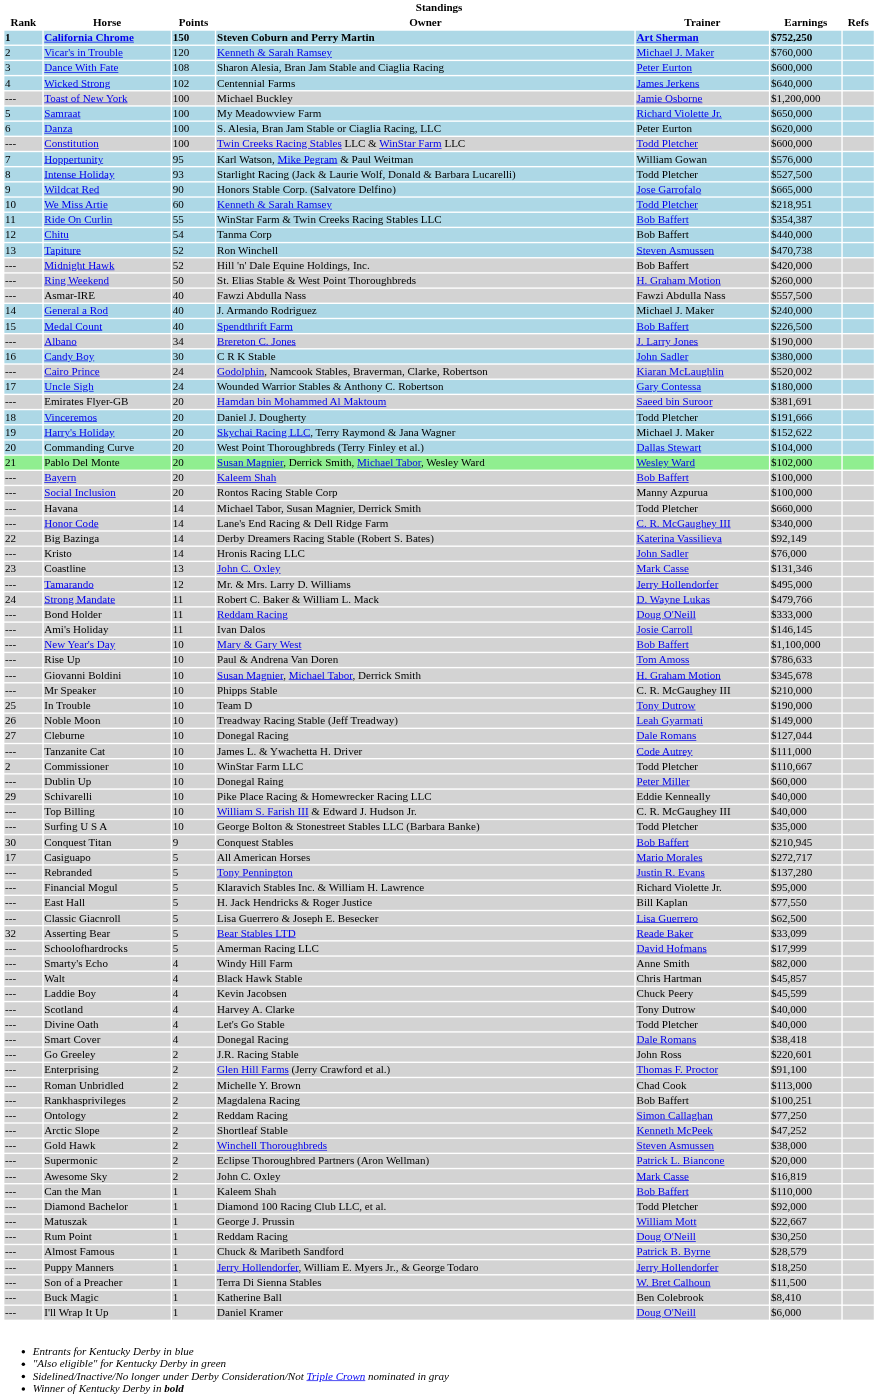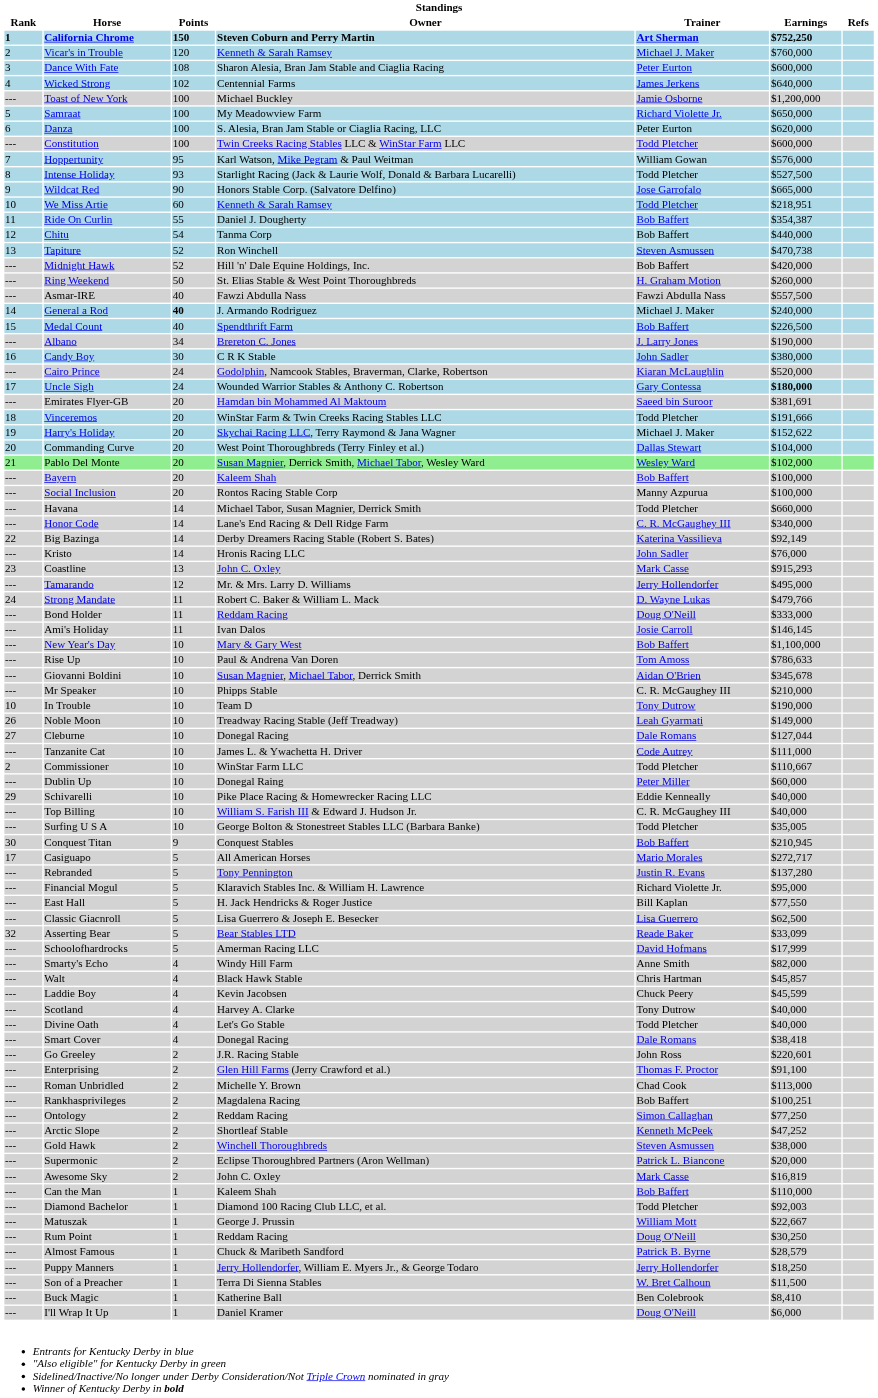(329, 219) WinStar Farm & Twin Creeks Racing Stables LLC -> (262, 219) Daniel J. Dougherty
(178, 311) normal -> (178, 311) bold
(792, 371) $520,002 -> (792, 371) $520,000
(792, 386) normal -> (792, 386) bold
(262, 417) Daniel J. Dougherty -> (329, 417) WinStar Farm & Twin Creeks Racing Stables LLC
(792, 569) $131,346 -> (792, 569) $915,293
(679, 675) H. Graham Motion -> (669, 675) Aidan O'Brien
(11, 705) 25 -> (11, 705) 10
(789, 827) $35,000 -> (789, 827) $35,005
(789, 1206) $92,000 -> (789, 1206) $92,003
